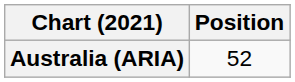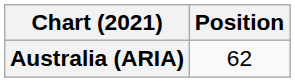(239, 58) 52 -> (239, 58) 62
